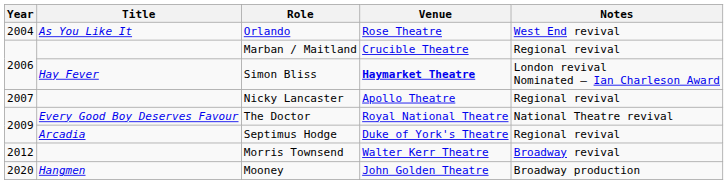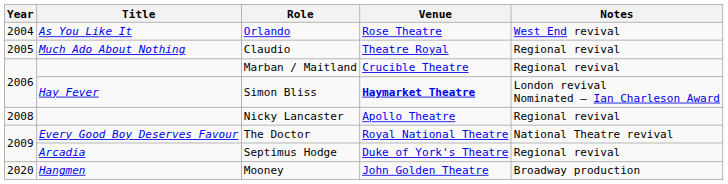+ row: (267, 49)
(20, 98) 2007 -> (20, 116) 2008
- row: (294, 152)
